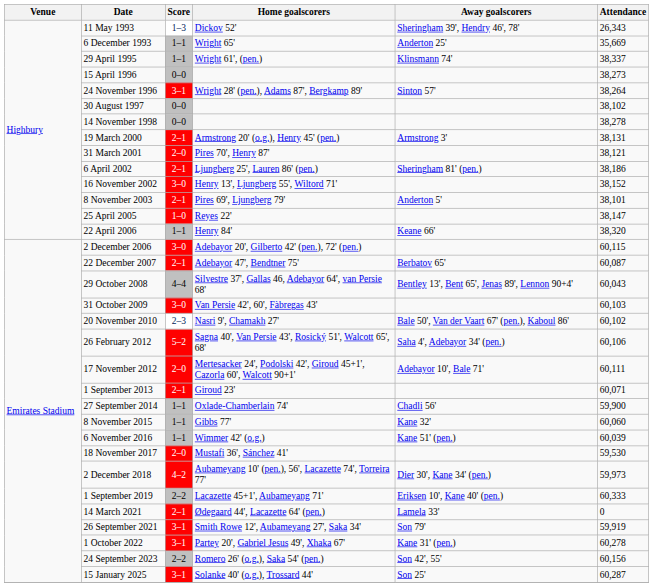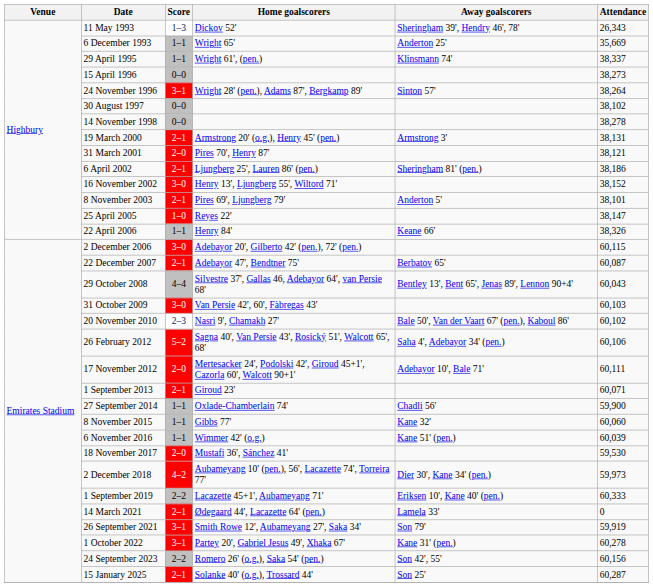(613, 232) 38,320 -> (613, 232) 38,326
(179, 574) 3–1 -> (179, 574) 2–1
